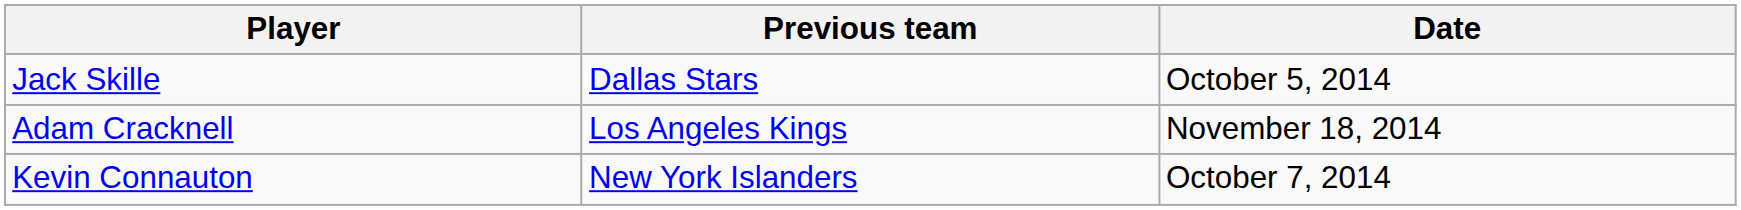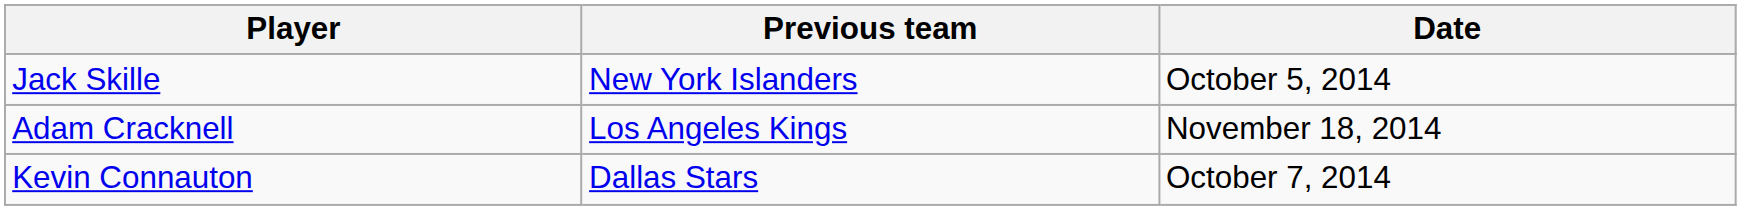(674, 79) Dallas Stars -> (723, 79) New York Islanders
(723, 178) New York Islanders -> (674, 178) Dallas Stars
